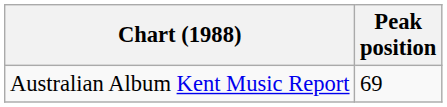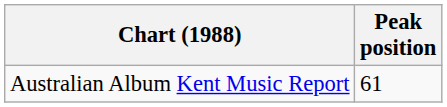(371, 83) 69 -> (371, 83) 61
